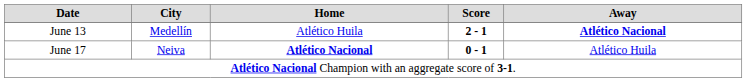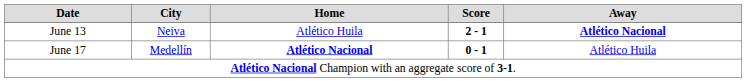(171, 31) Medellín -> (171, 31) Neiva
(171, 50) Neiva -> (171, 50) Medellín
